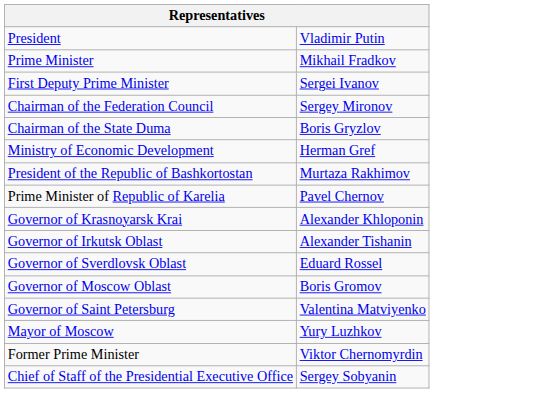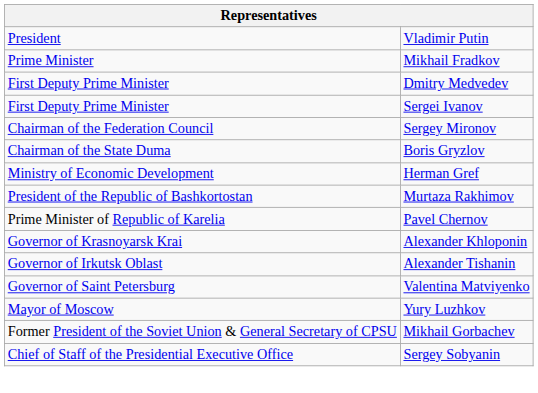+ row: (456, 83)
- row: (341, 264)
- row: (341, 286)
- row: (361, 354)
+ row: (459, 331)
